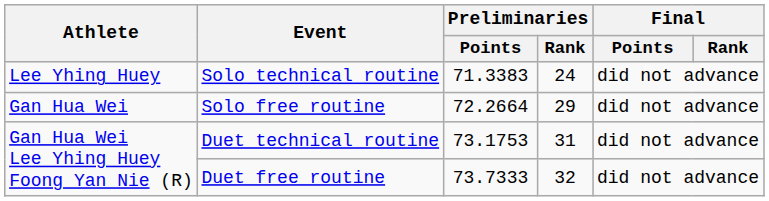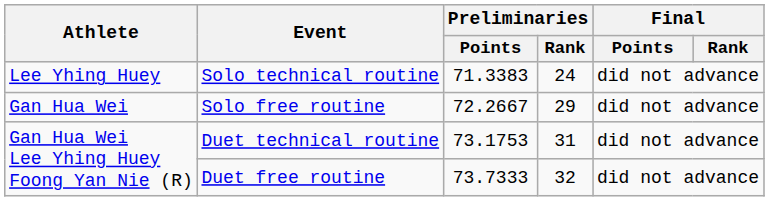(490, 107) 72.2664 -> (490, 107) 72.2667
